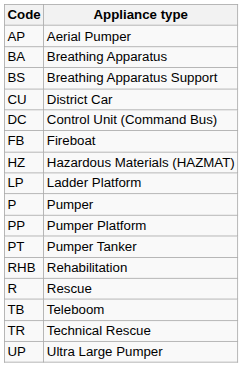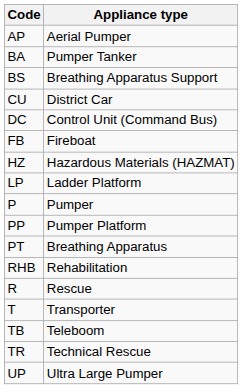(107, 57) Breathing Apparatus -> (92, 57) Pumper Tanker
(92, 246) Pumper Tanker -> (107, 246) Breathing Apparatus
+ row: (12, 309)
